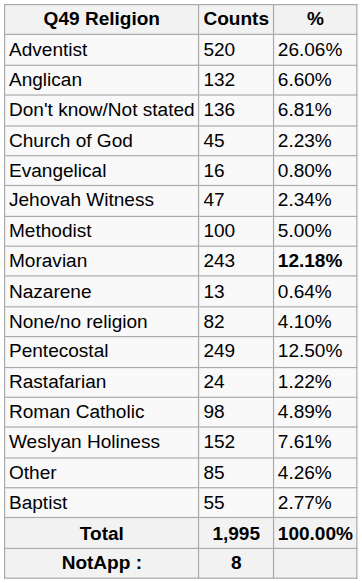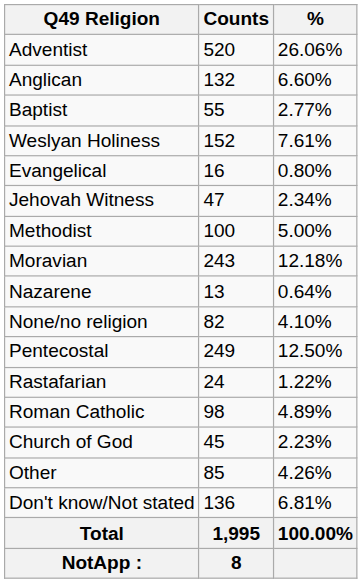rows swapped: (38, 502) <-> (102, 110)
rows swapped: (71, 140) <-> (84, 442)
(310, 261) bold -> (310, 261) normal
